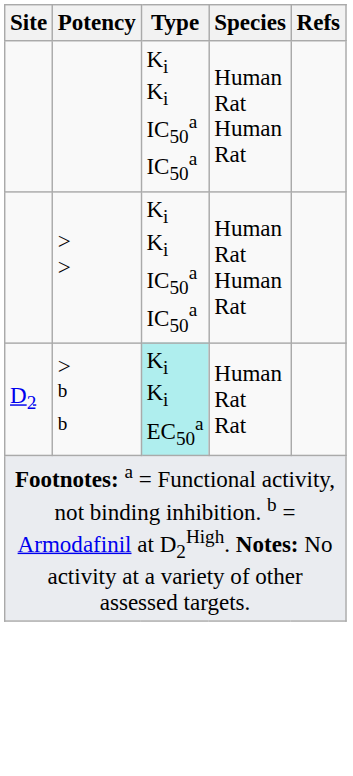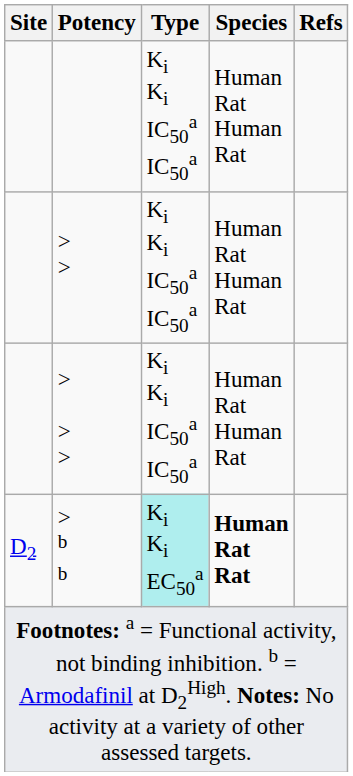+ row: (64, 418)
(248, 399) normal -> (251, 550) bold
